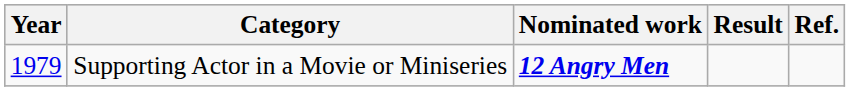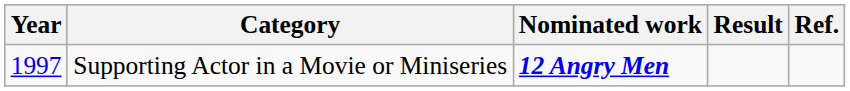(36, 65) 1979 -> (36, 65) 1997
